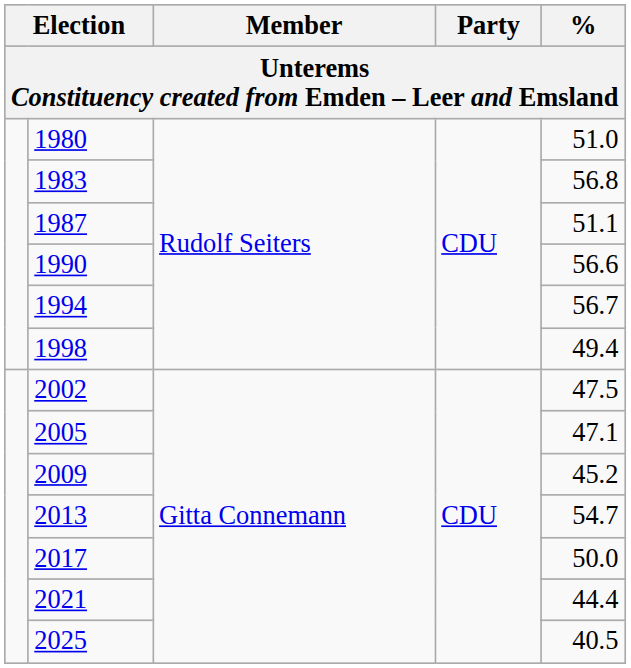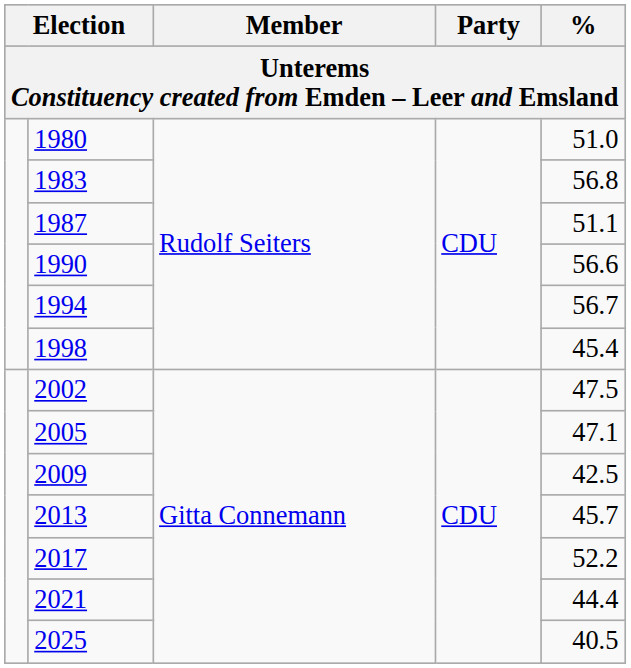(595, 348) 49.4 -> (595, 348) 45.4
(595, 473) 45.2 -> (595, 473) 42.5
(595, 515) 54.7 -> (595, 515) 45.7
(595, 557) 50.0 -> (595, 557) 52.2
